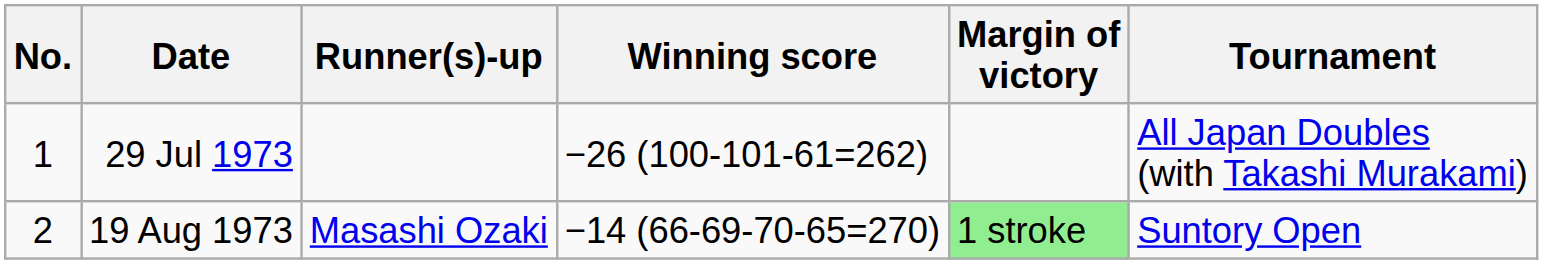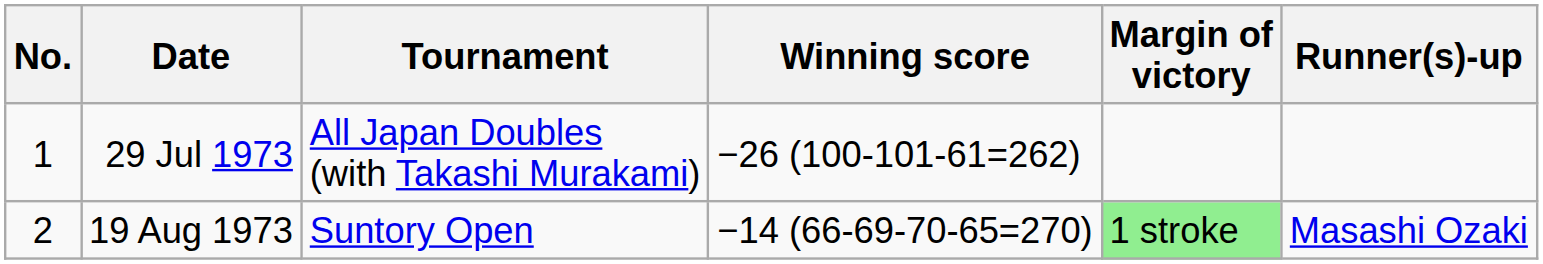columns swapped: (1333, 54) <-> (429, 54)
